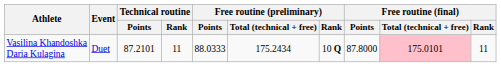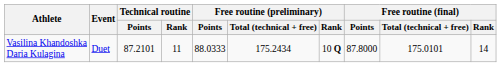(425, 48) pink background -> (425, 48) no background
(484, 48) 11 -> (484, 48) 14
